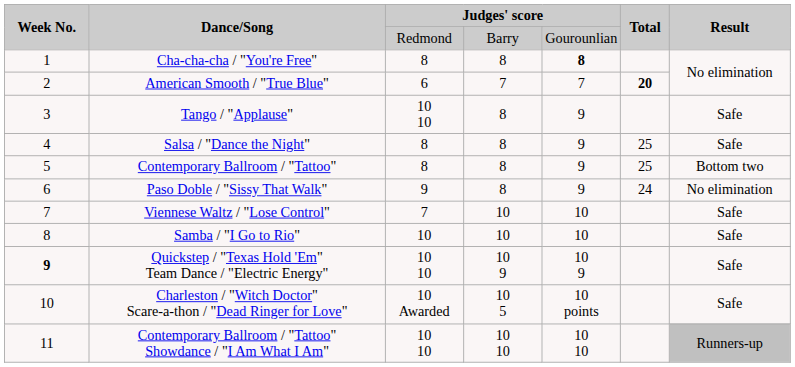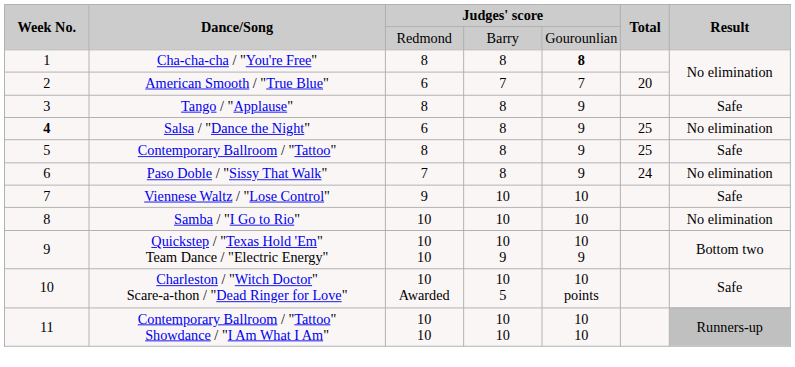(645, 83) bold -> (645, 83) normal
(424, 114) 10 10 -> (424, 106) 8
(47, 144) normal -> (47, 128) bold
(424, 144) 8 -> (424, 128) 6
(730, 144) Safe -> (730, 128) No elimination
(730, 167) Bottom two -> (730, 151) Safe
(424, 189) 9 -> (424, 173) 7
(424, 212) 7 -> (424, 196) 9
(730, 235) Safe -> (730, 219) No elimination
(47, 265) bold -> (47, 249) normal
(730, 265) Safe -> (730, 249) Bottom two
